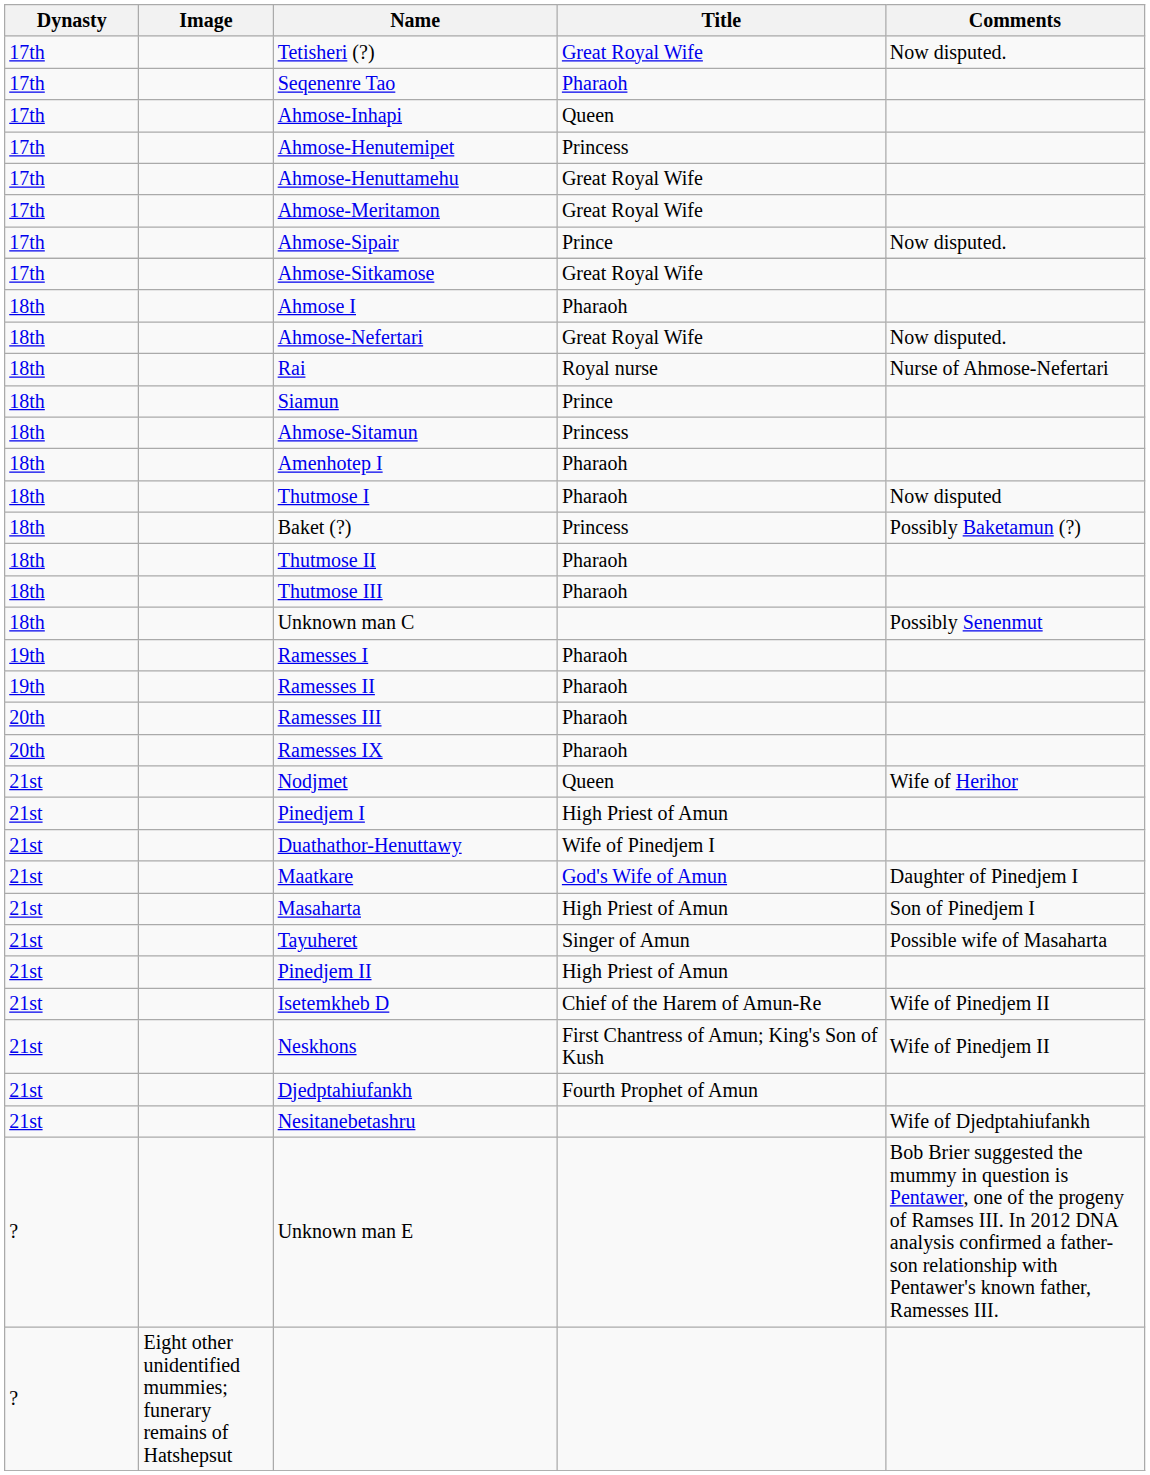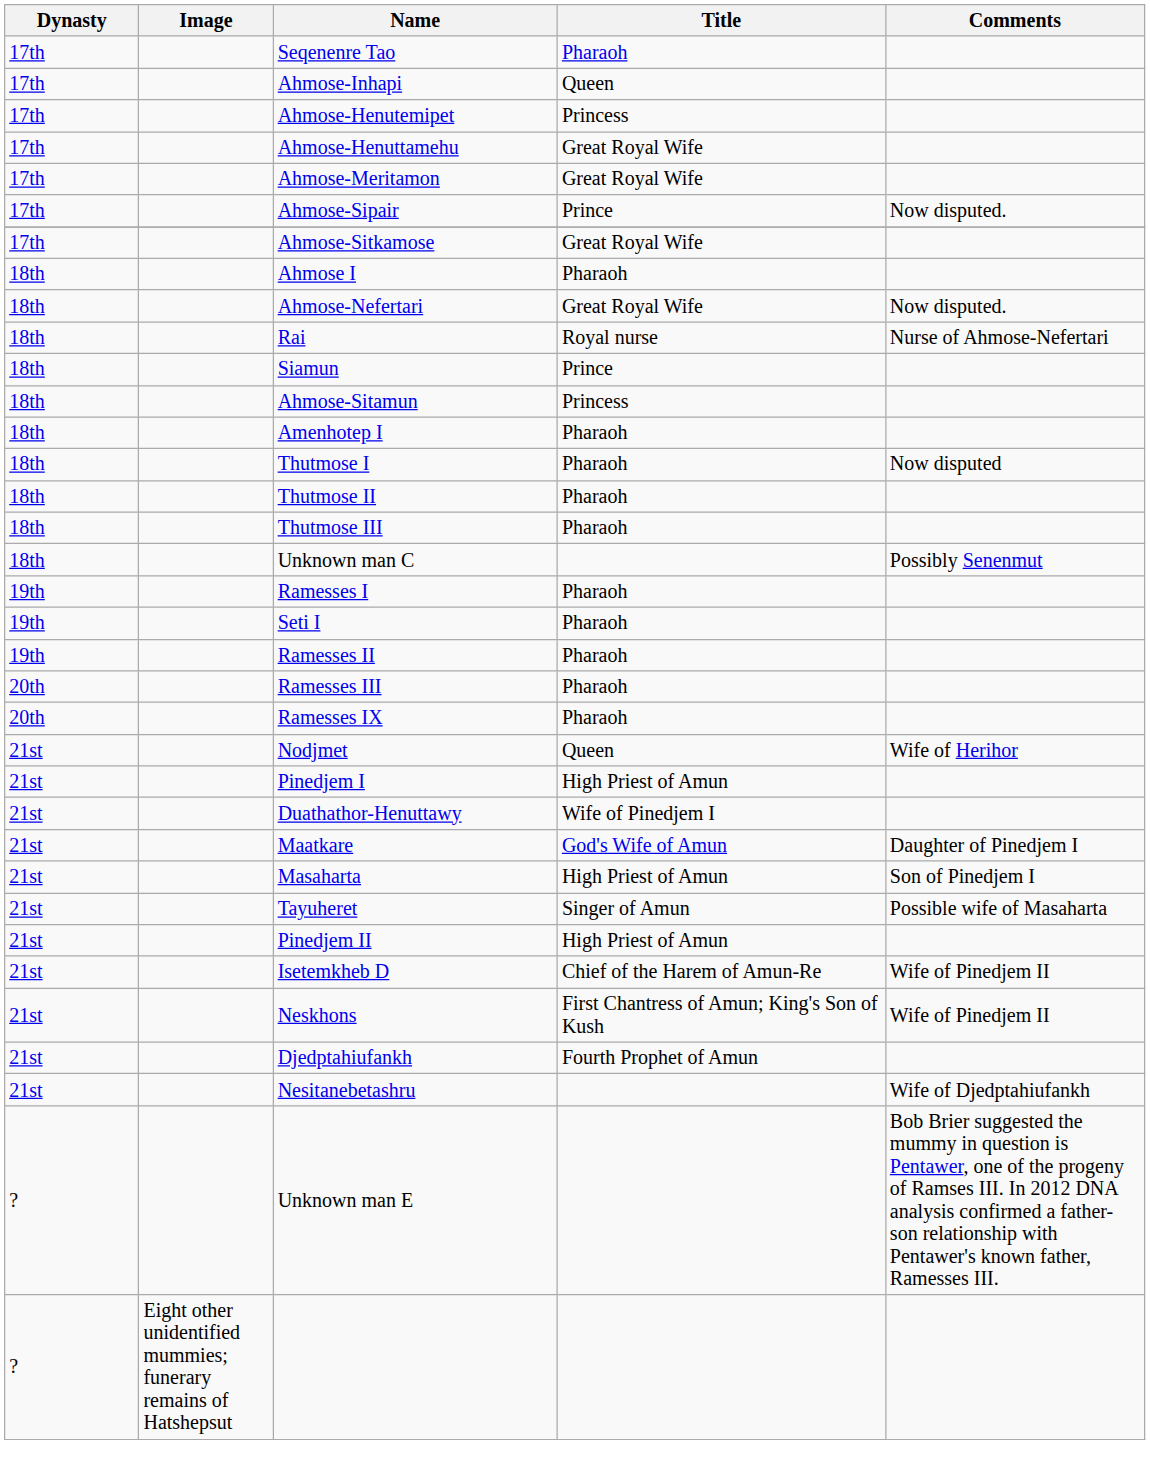- row: (326, 52)
- row: (315, 527)
+ row: (299, 623)
